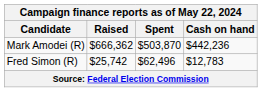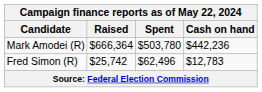(111, 45) $666,362 -> (111, 45) $666,364
(159, 45) $503,870 -> (159, 45) $503,780
